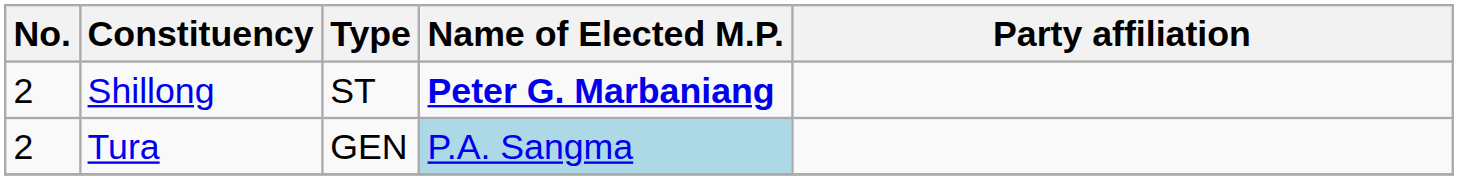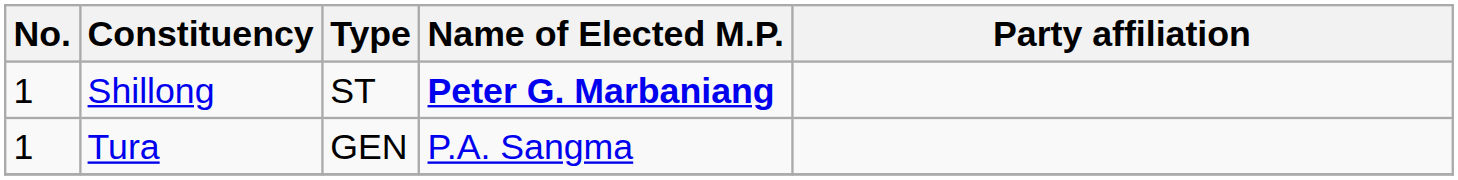(23, 90) 2 -> (23, 90) 1
(23, 147) 2 -> (23, 147) 1
(530, 147) lightblue background -> (530, 147) no background
